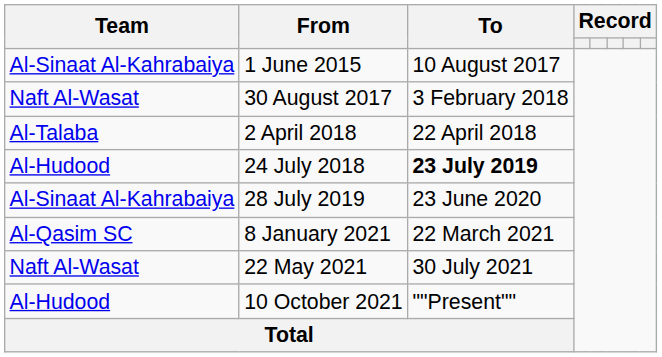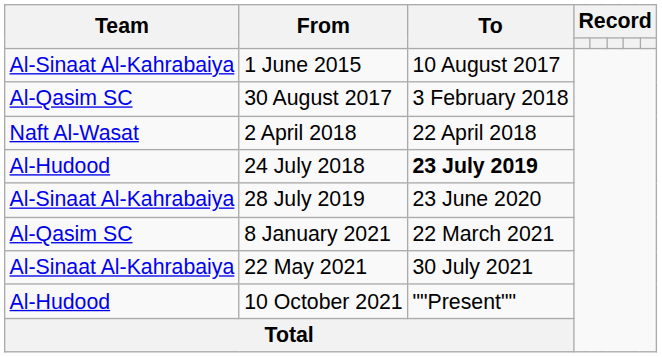(74, 98) Naft Al-Wasat -> (71, 98) Al-Qasim SC
(54, 132) Al-Talaba -> (74, 132) Naft Al-Wasat
(74, 267) Naft Al-Wasat -> (122, 267) Al-Sinaat Al-Kahrabaiya
